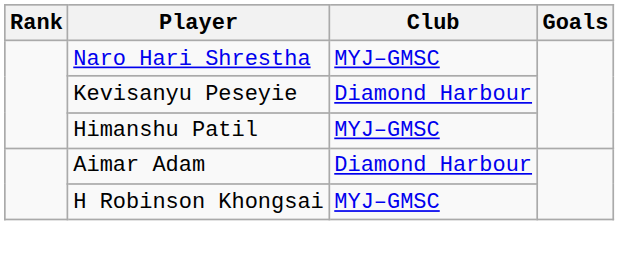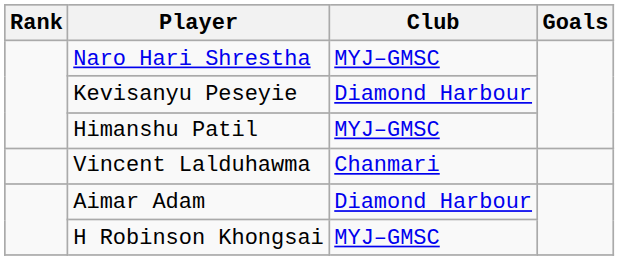+ row: (192, 166)
